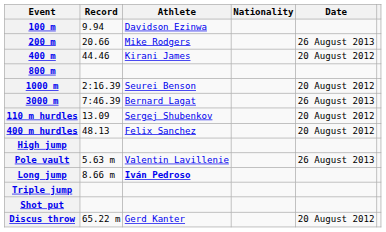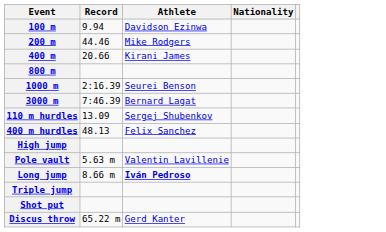- column: (336, 12)
(96, 41) 20.66 -> (96, 41) 44.46
(96, 56) 44.46 -> (96, 56) 20.66
